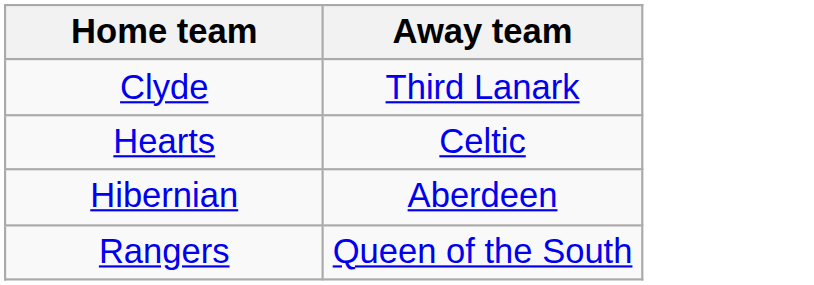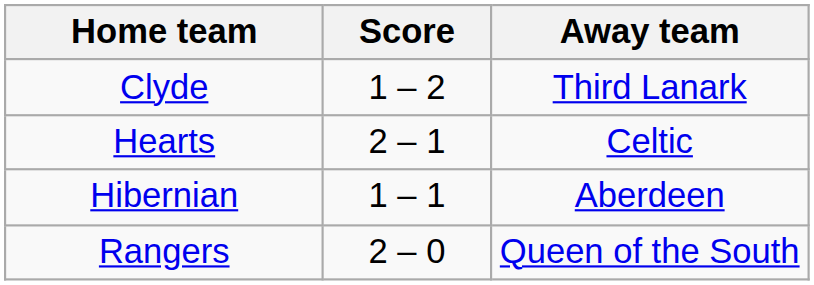+ column: (407, 31)
